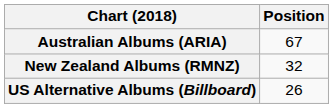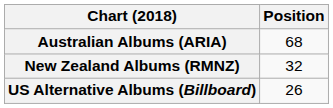(294, 41) 67 -> (294, 41) 68
